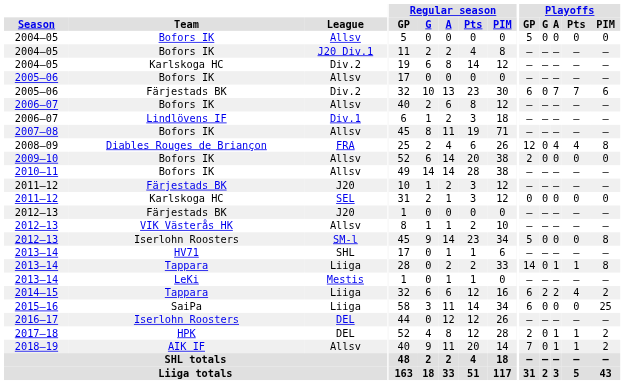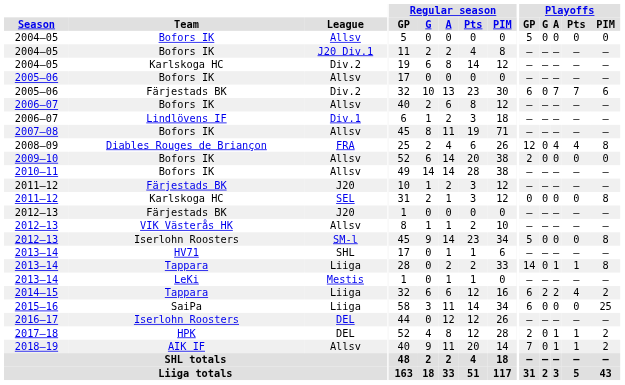(606, 199) 0 -> (606, 199) 8
